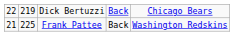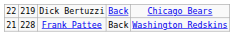(28, 25) 225 -> (28, 25) 228
